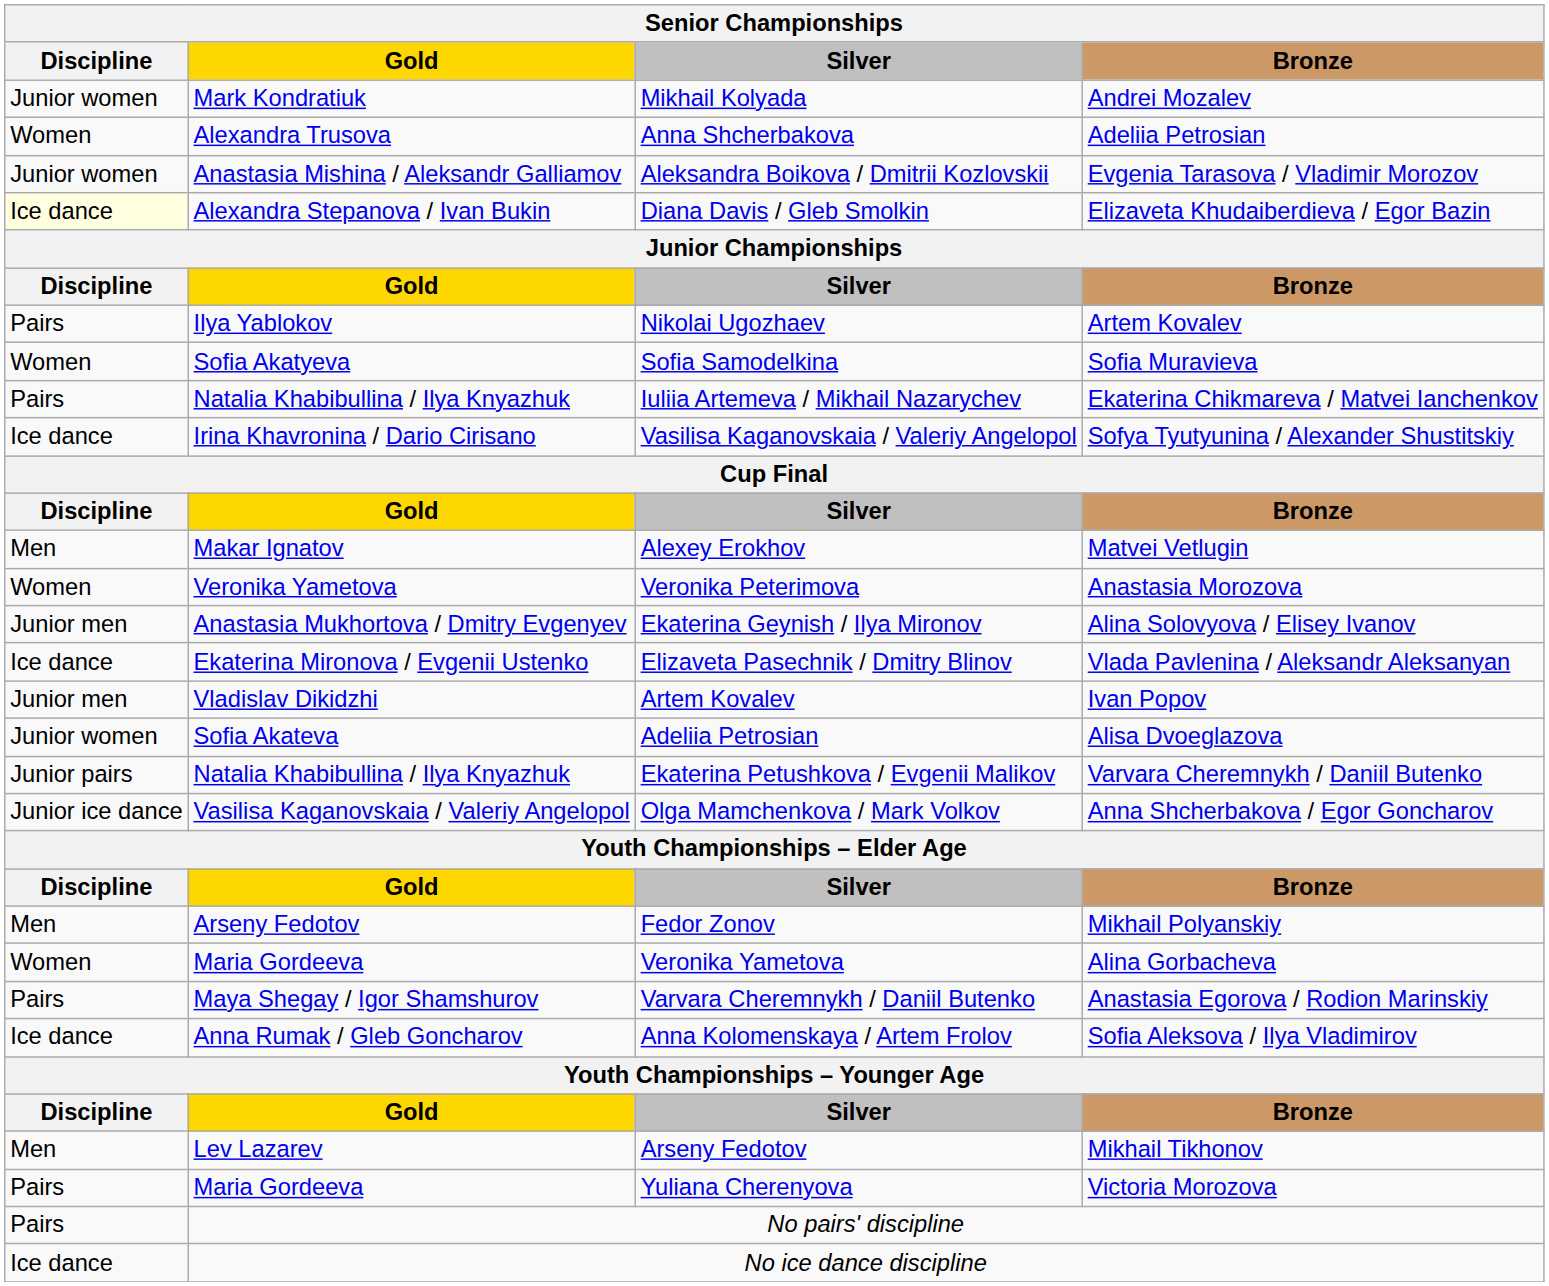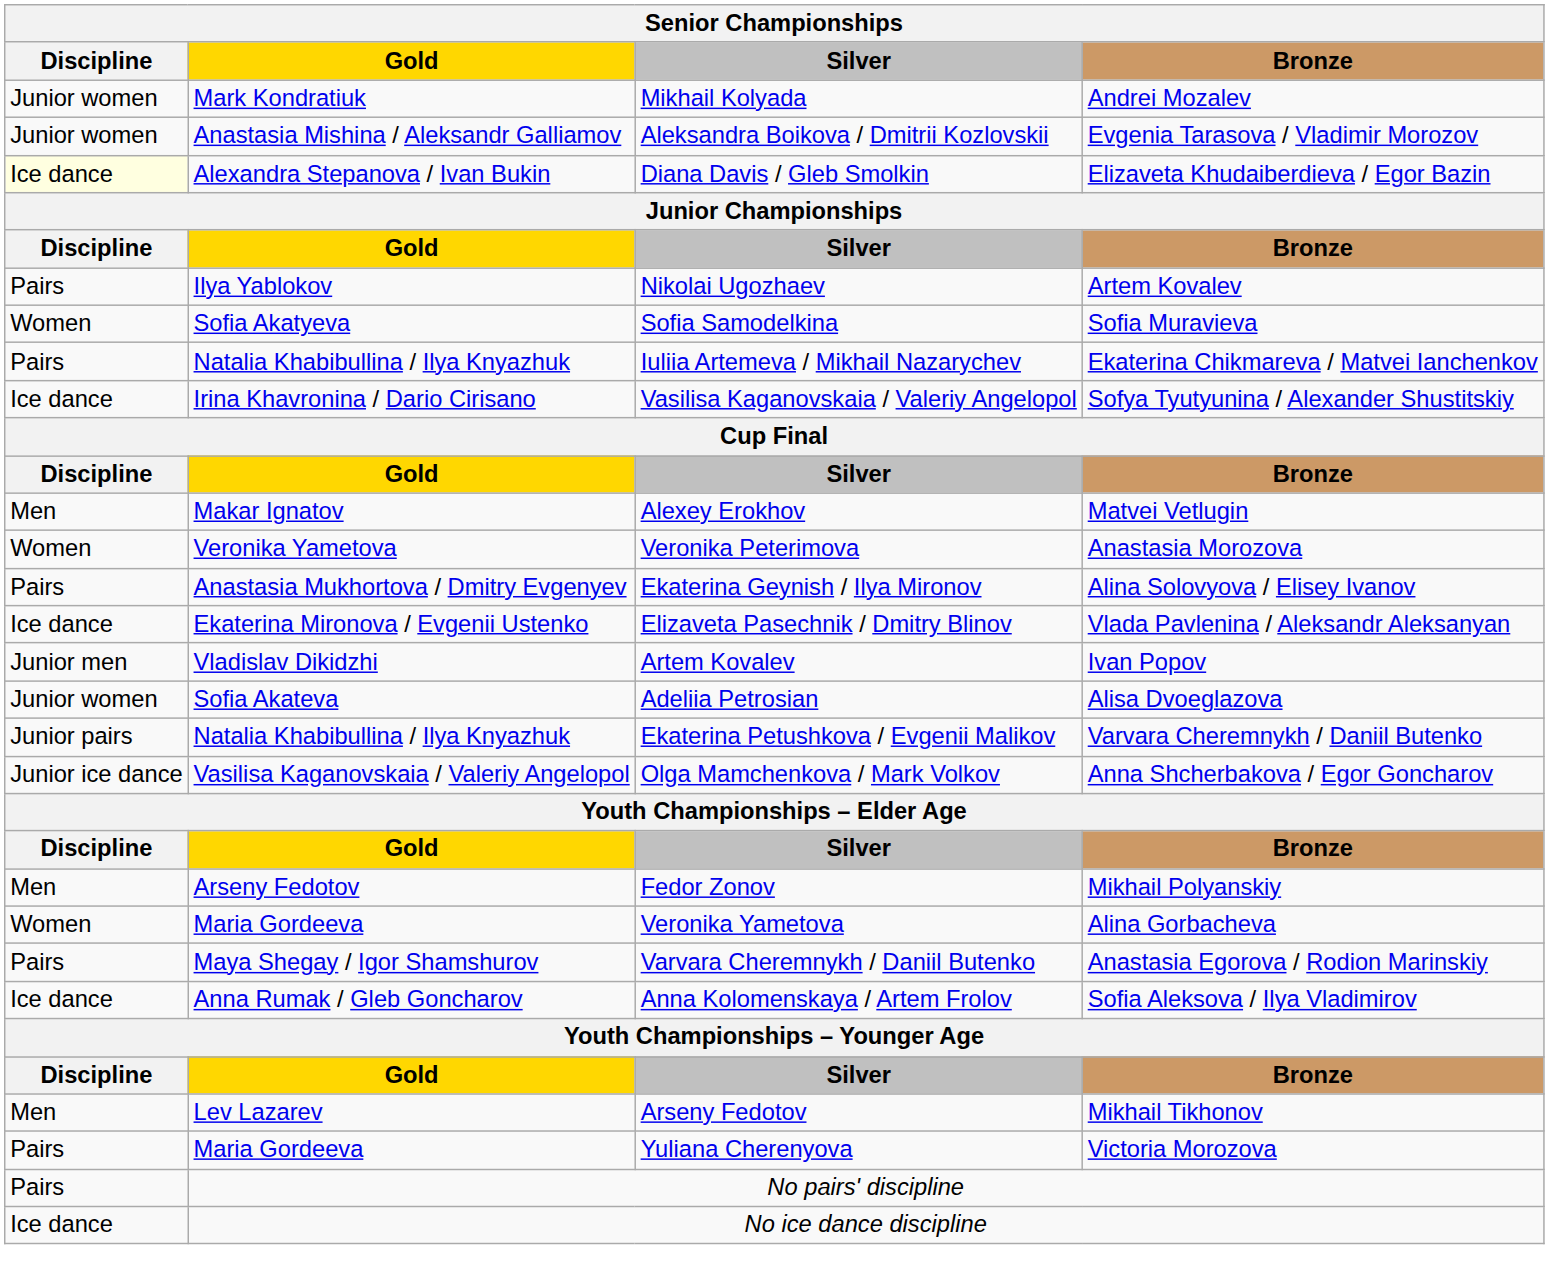- row: (747, 135)
(69, 624) Junior men -> (37, 586) Pairs
